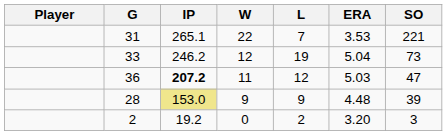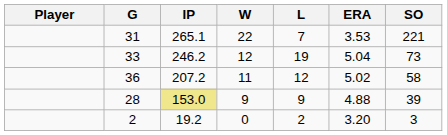(189, 78) bold -> (189, 78) normal
(357, 78) 5.03 -> (357, 78) 5.02
(414, 78) 47 -> (414, 78) 58
(357, 99) 4.48 -> (357, 99) 4.88
